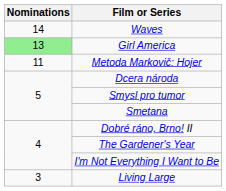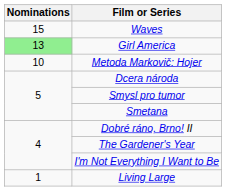(38, 29) 14 -> (38, 29) 15
(38, 62) 11 -> (38, 62) 10
(38, 178) 3 -> (38, 178) 1
